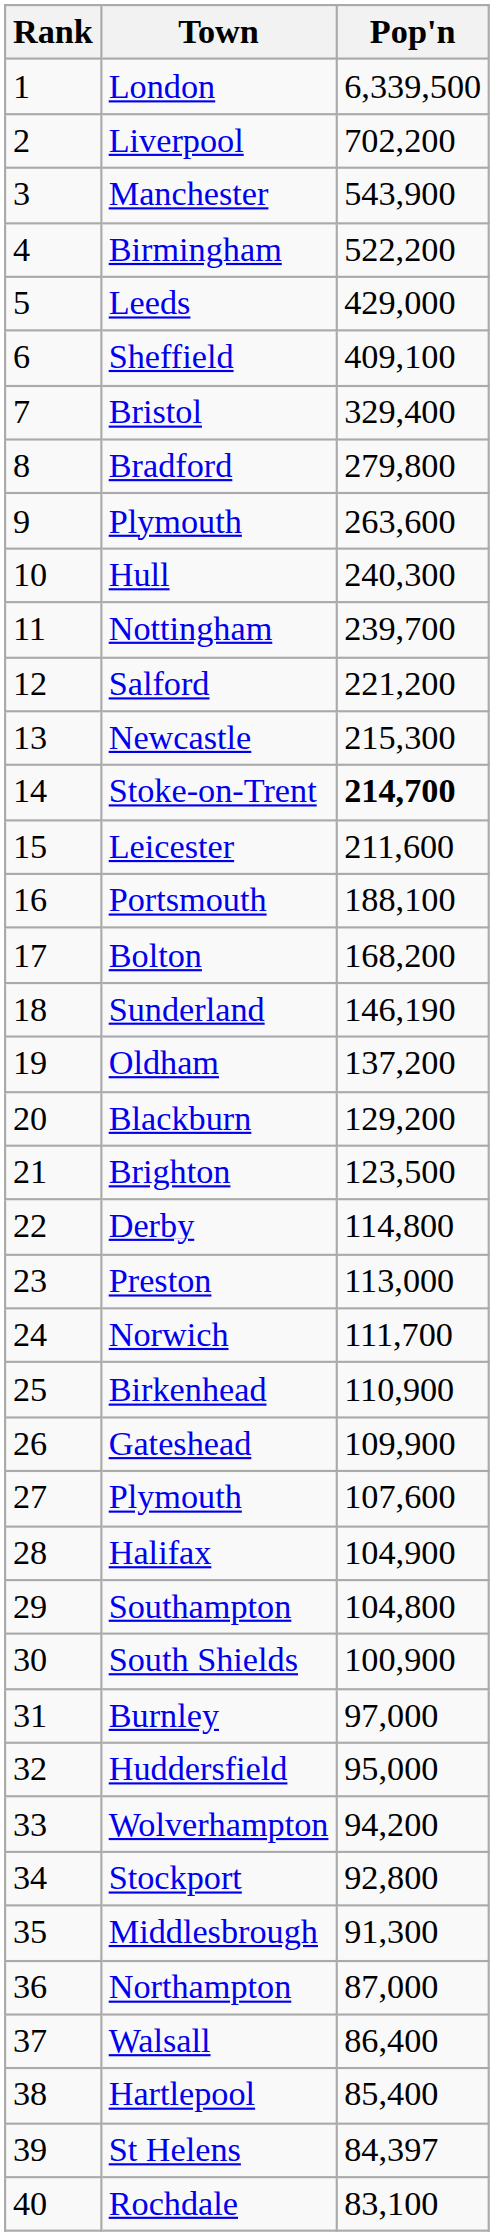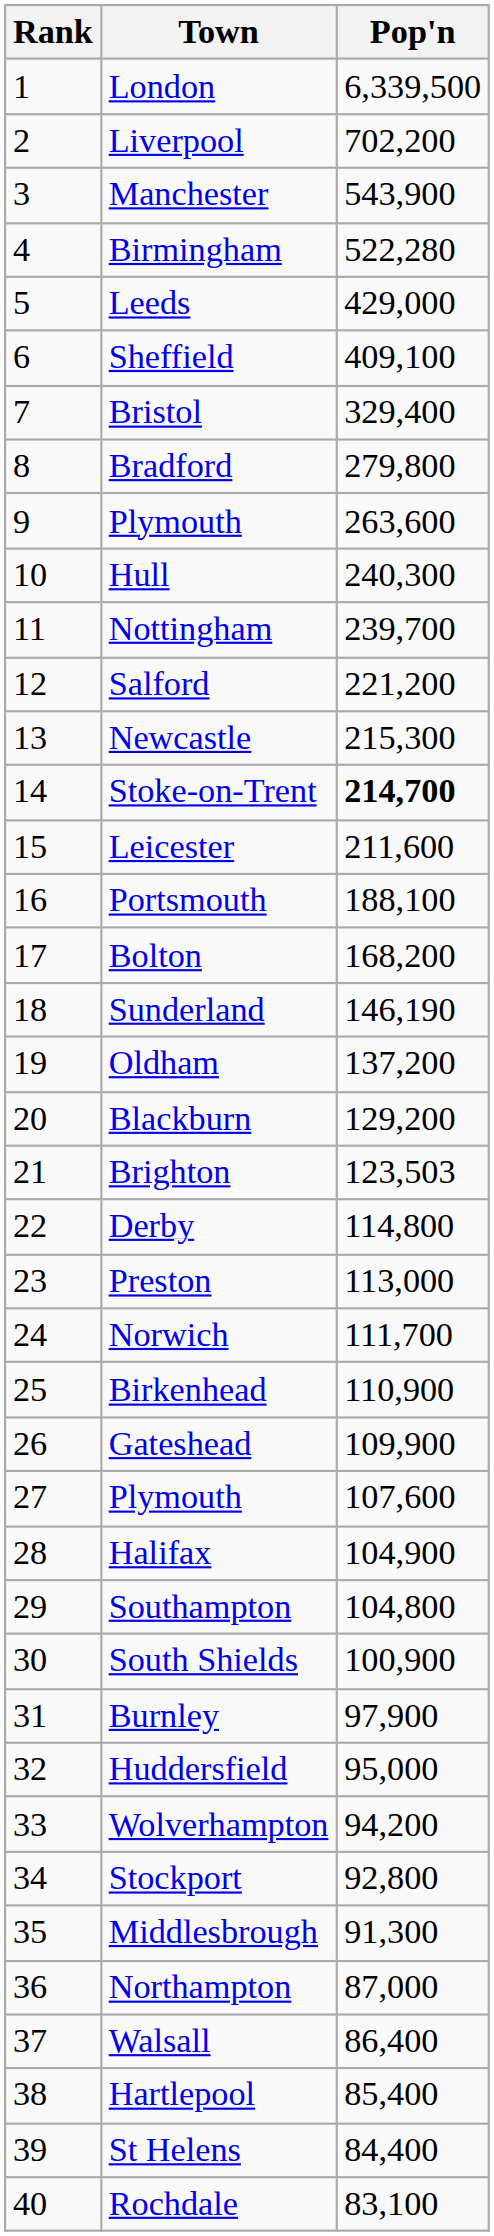(400, 248) 522,200 -> (400, 248) 522,280
(400, 1172) 123,500 -> (400, 1172) 123,503
(391, 1715) 97,000 -> (391, 1715) 97,900
(391, 2149) 84,397 -> (391, 2149) 84,400
